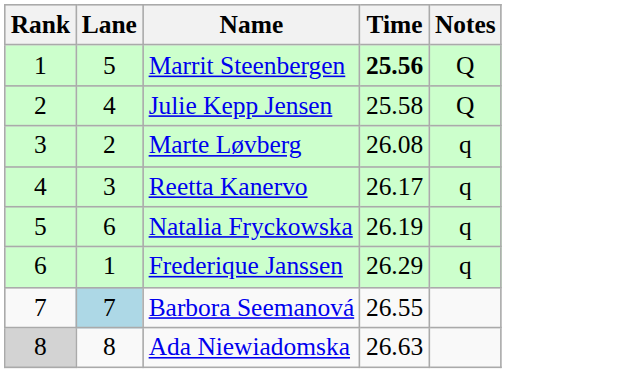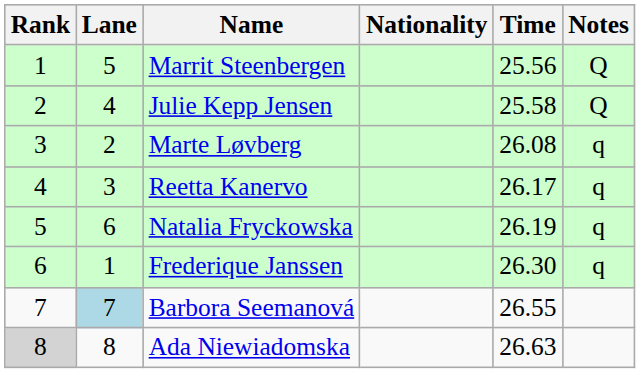+ column: (427, 24)
(395, 65) bold -> (528, 65) normal
(395, 266) 26.29 -> (528, 266) 26.30
